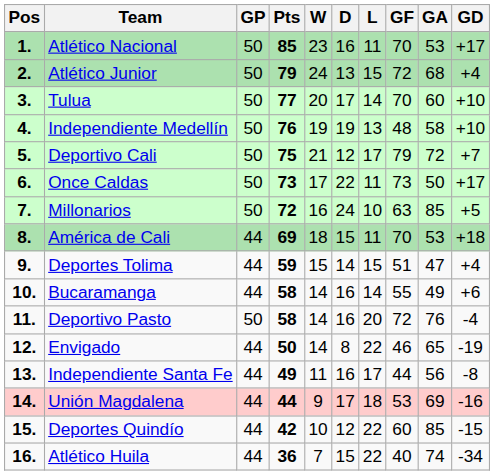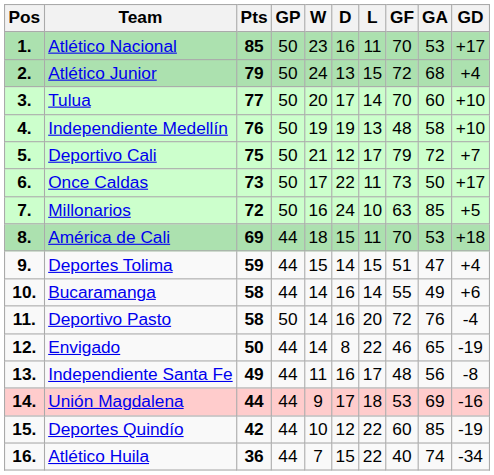columns swapped: (287, 18) <-> (253, 18)
(402, 374) 44 -> (402, 374) 48
(470, 429) -15 -> (470, 429) -19
